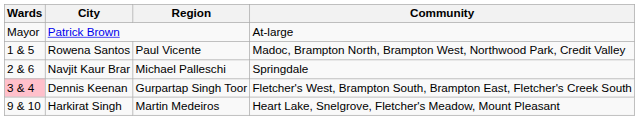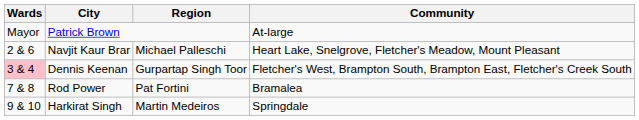- row: (89, 50)
(280, 69) Springdale -> (406, 50) Heart Lake, Snelgrove, Fletcher's Meadow, Mount Pleasant
+ row: (77, 87)
(406, 106) Heart Lake, Snelgrove, Fletcher's Meadow, Mount Pleasant -> (280, 106) Springdale
